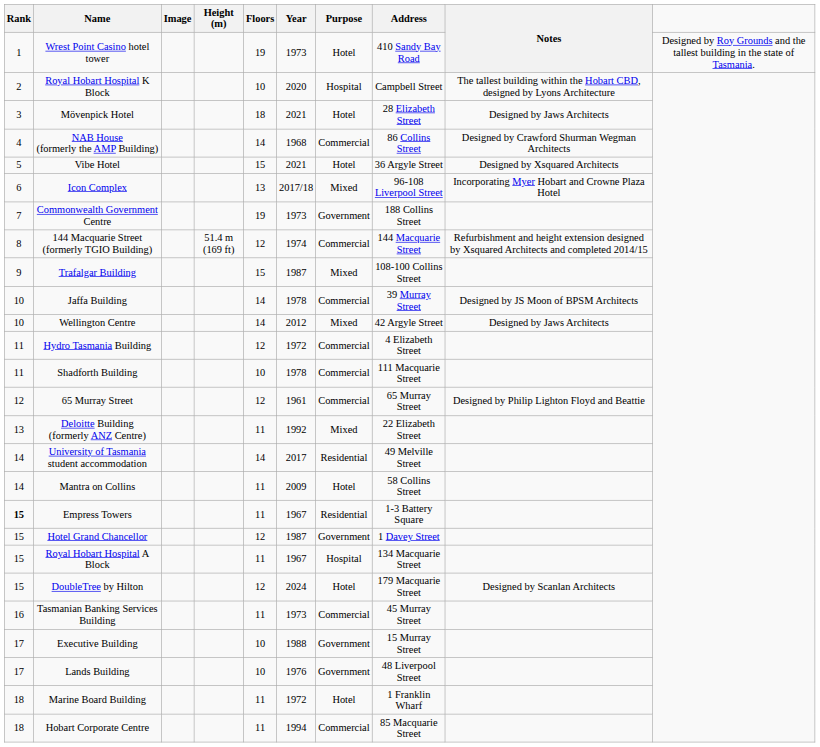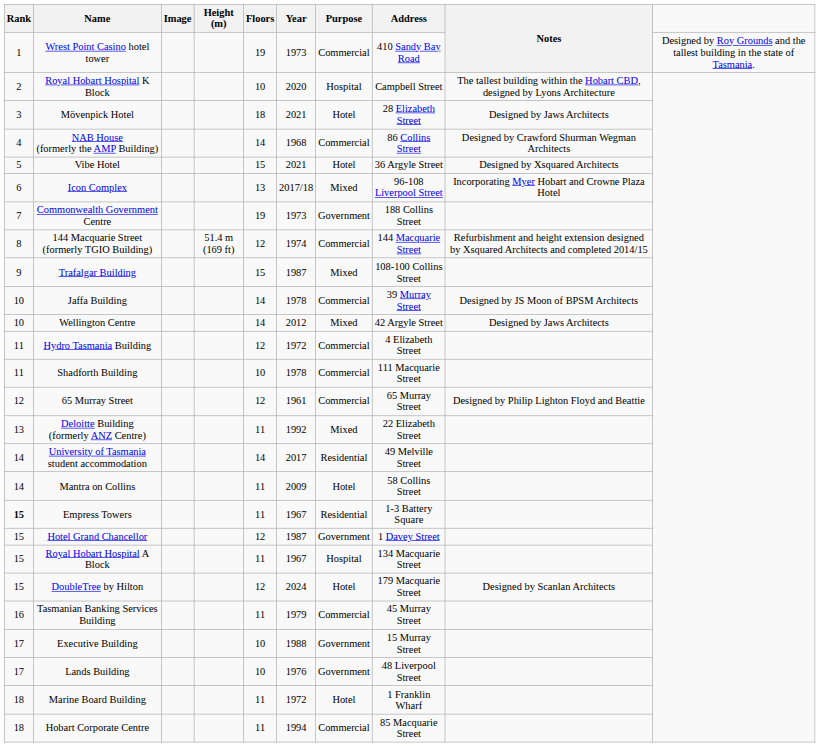(344, 52) Hotel -> (344, 52) Commercial
(296, 615) 1973 -> (296, 615) 1979
